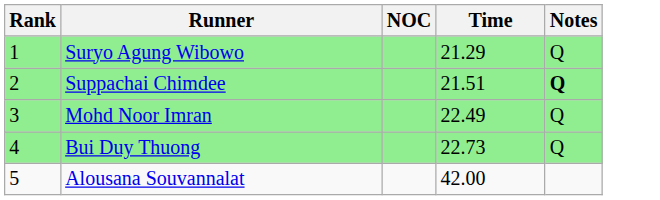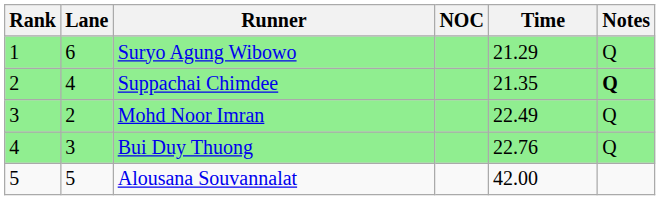+ column: (87, 20)
(463, 83) 21.51 -> (516, 83) 21.35
(463, 147) 22.73 -> (516, 147) 22.76
